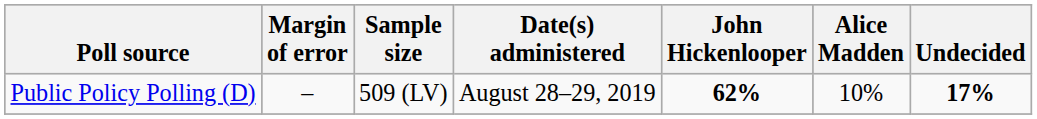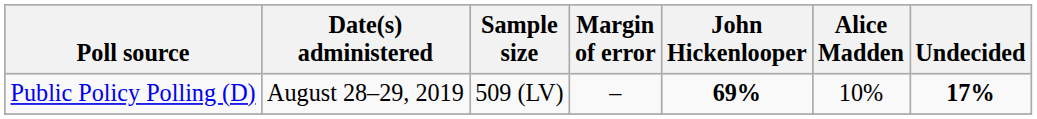columns swapped: (557, 39) <-> (307, 39)
(737, 93) 62% -> (737, 93) 69%
